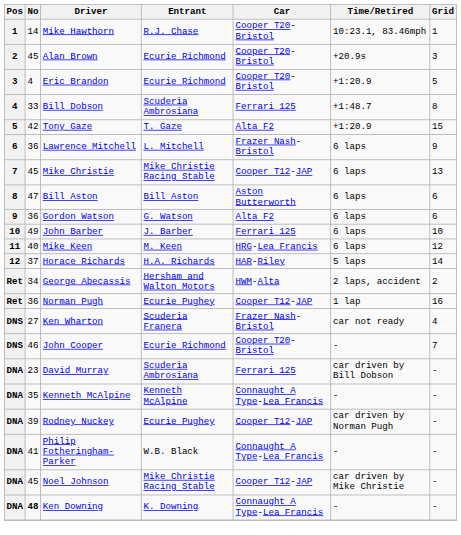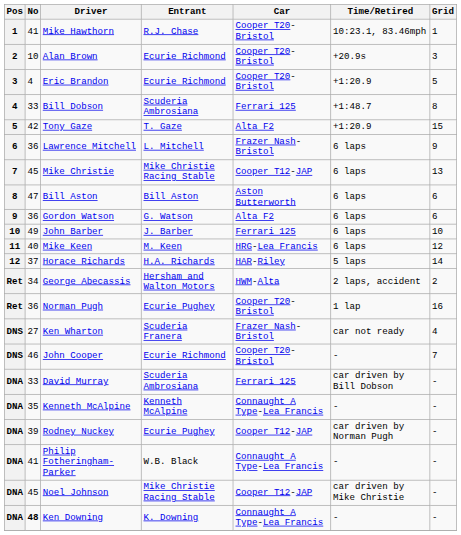(33, 32) 14 -> (33, 32) 41
(33, 57) 45 -> (33, 57) 10
(274, 302) Cooper T12-JAP -> (266, 307) Cooper T20-Bristol
(33, 372) 23 -> (33, 382) 33
